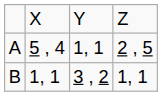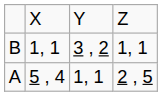rows swapped: (15, 47) <-> (15, 76)
